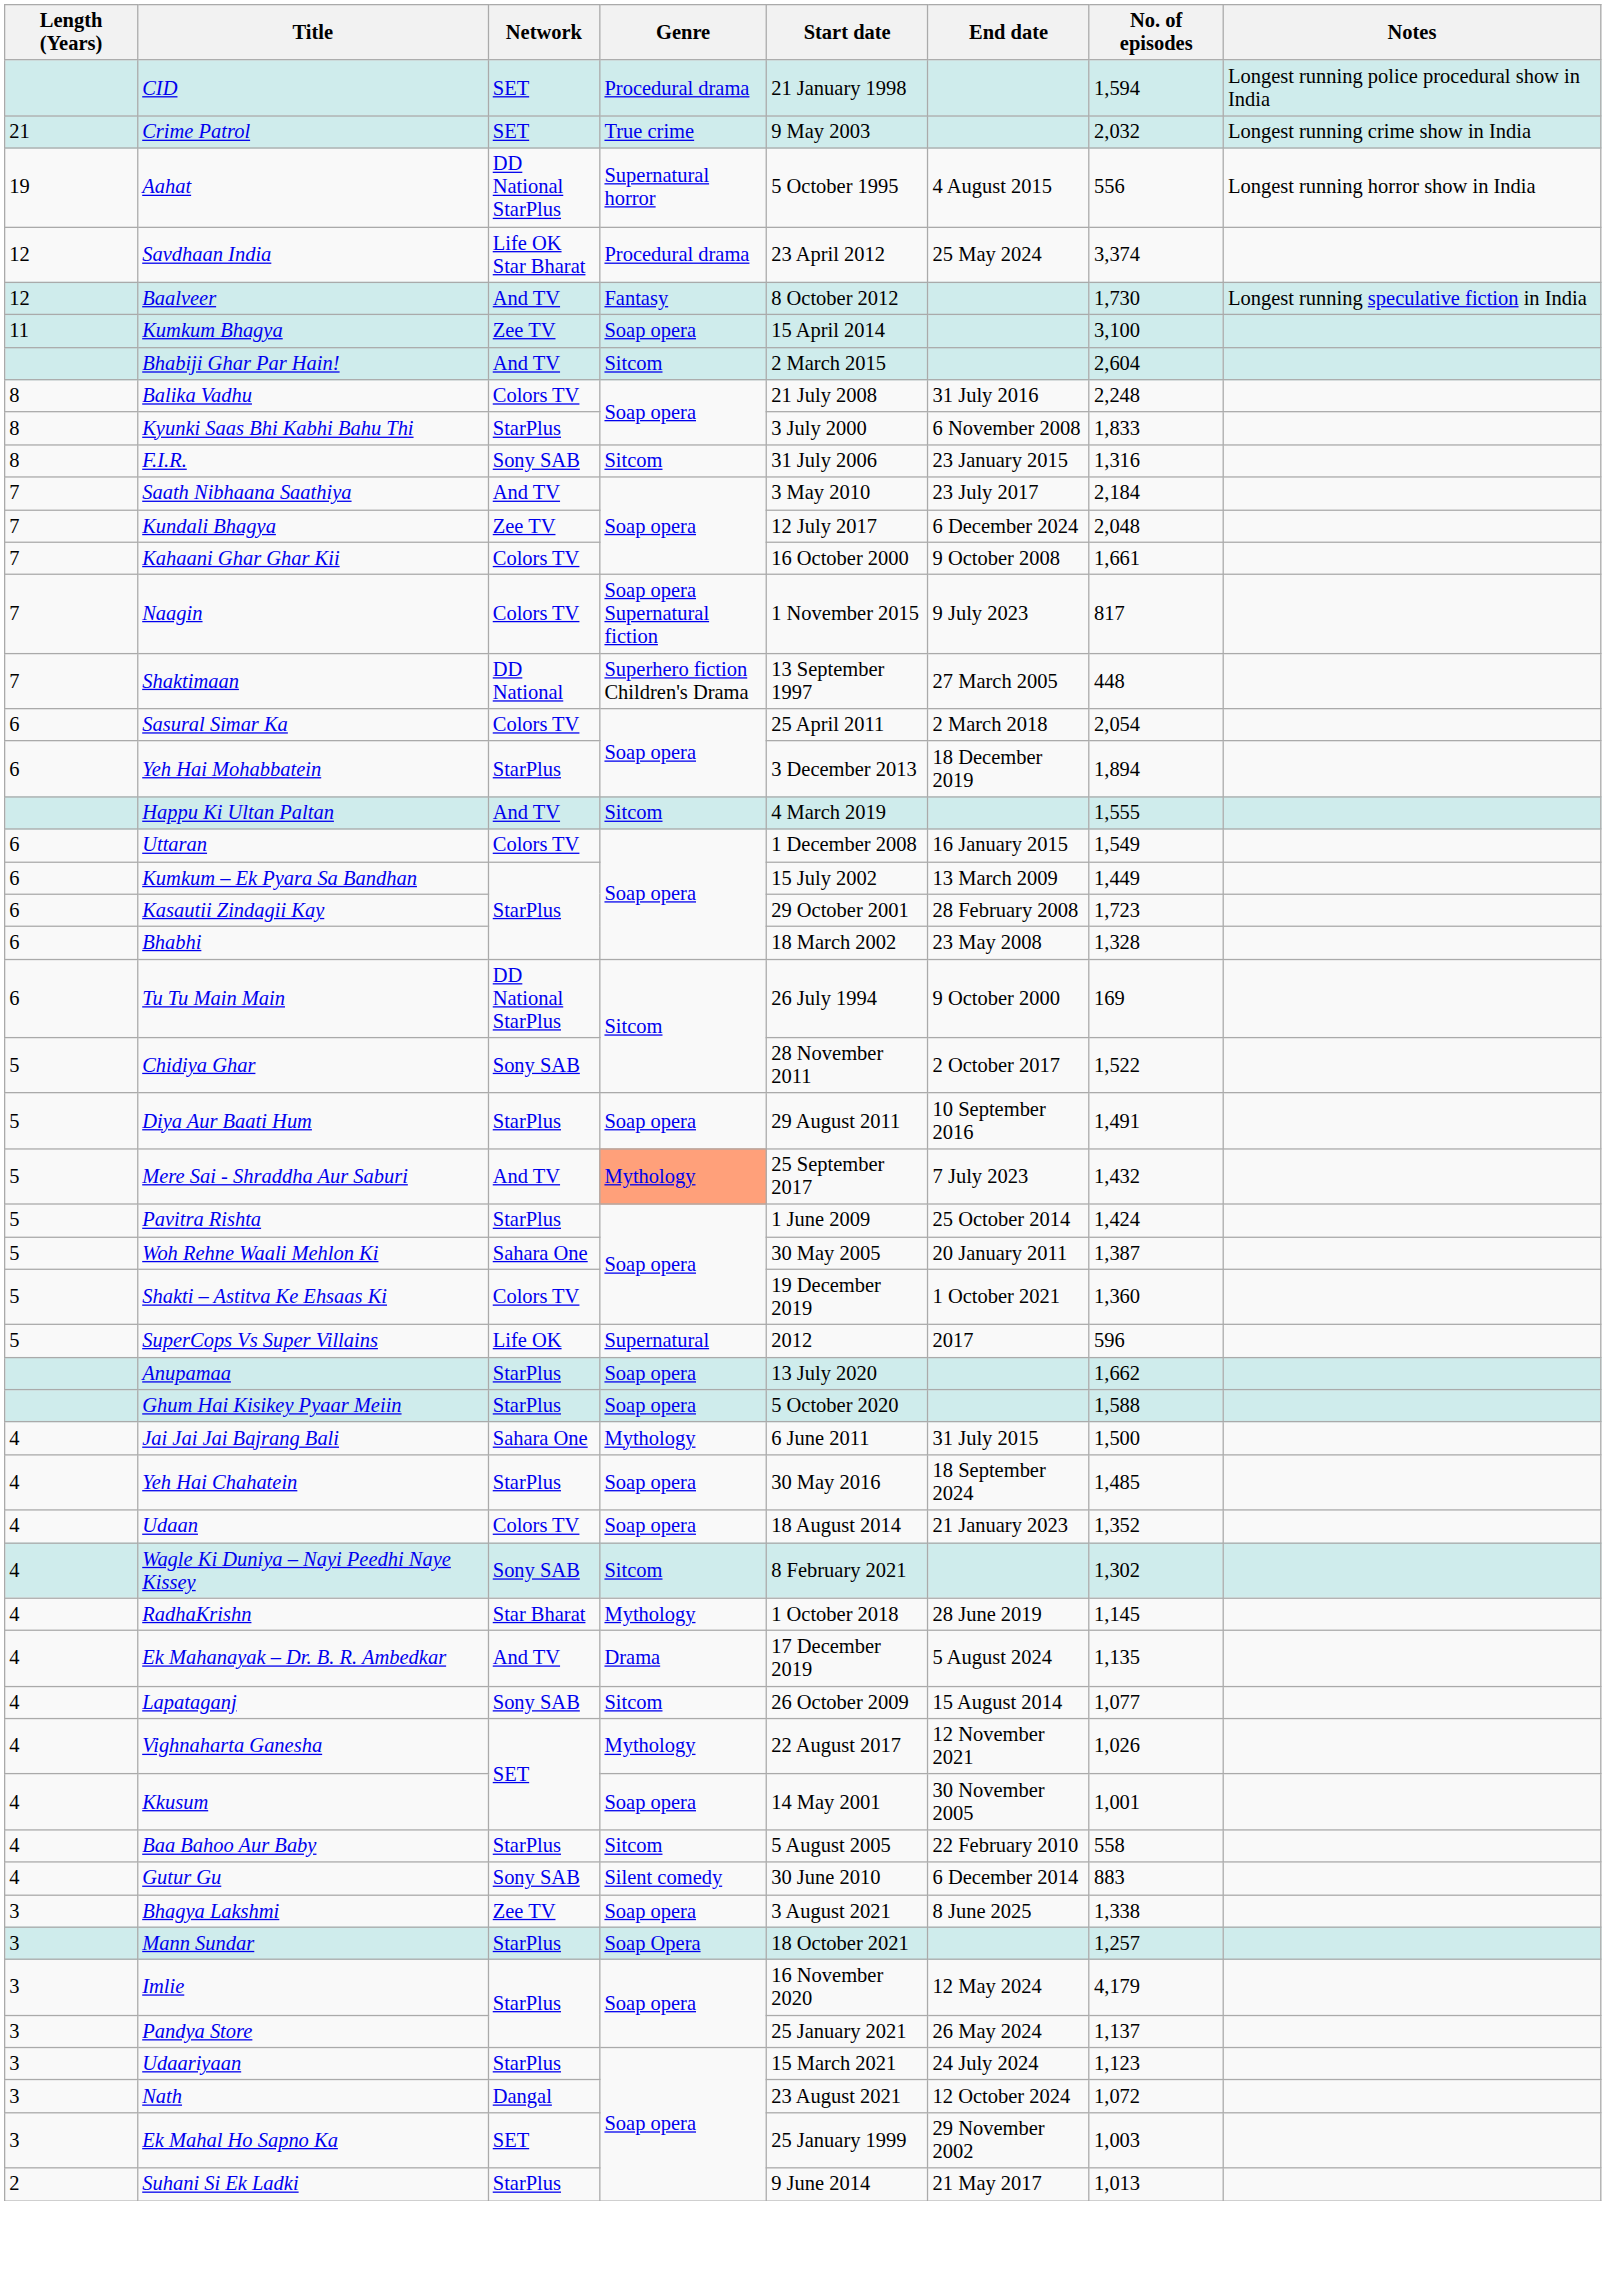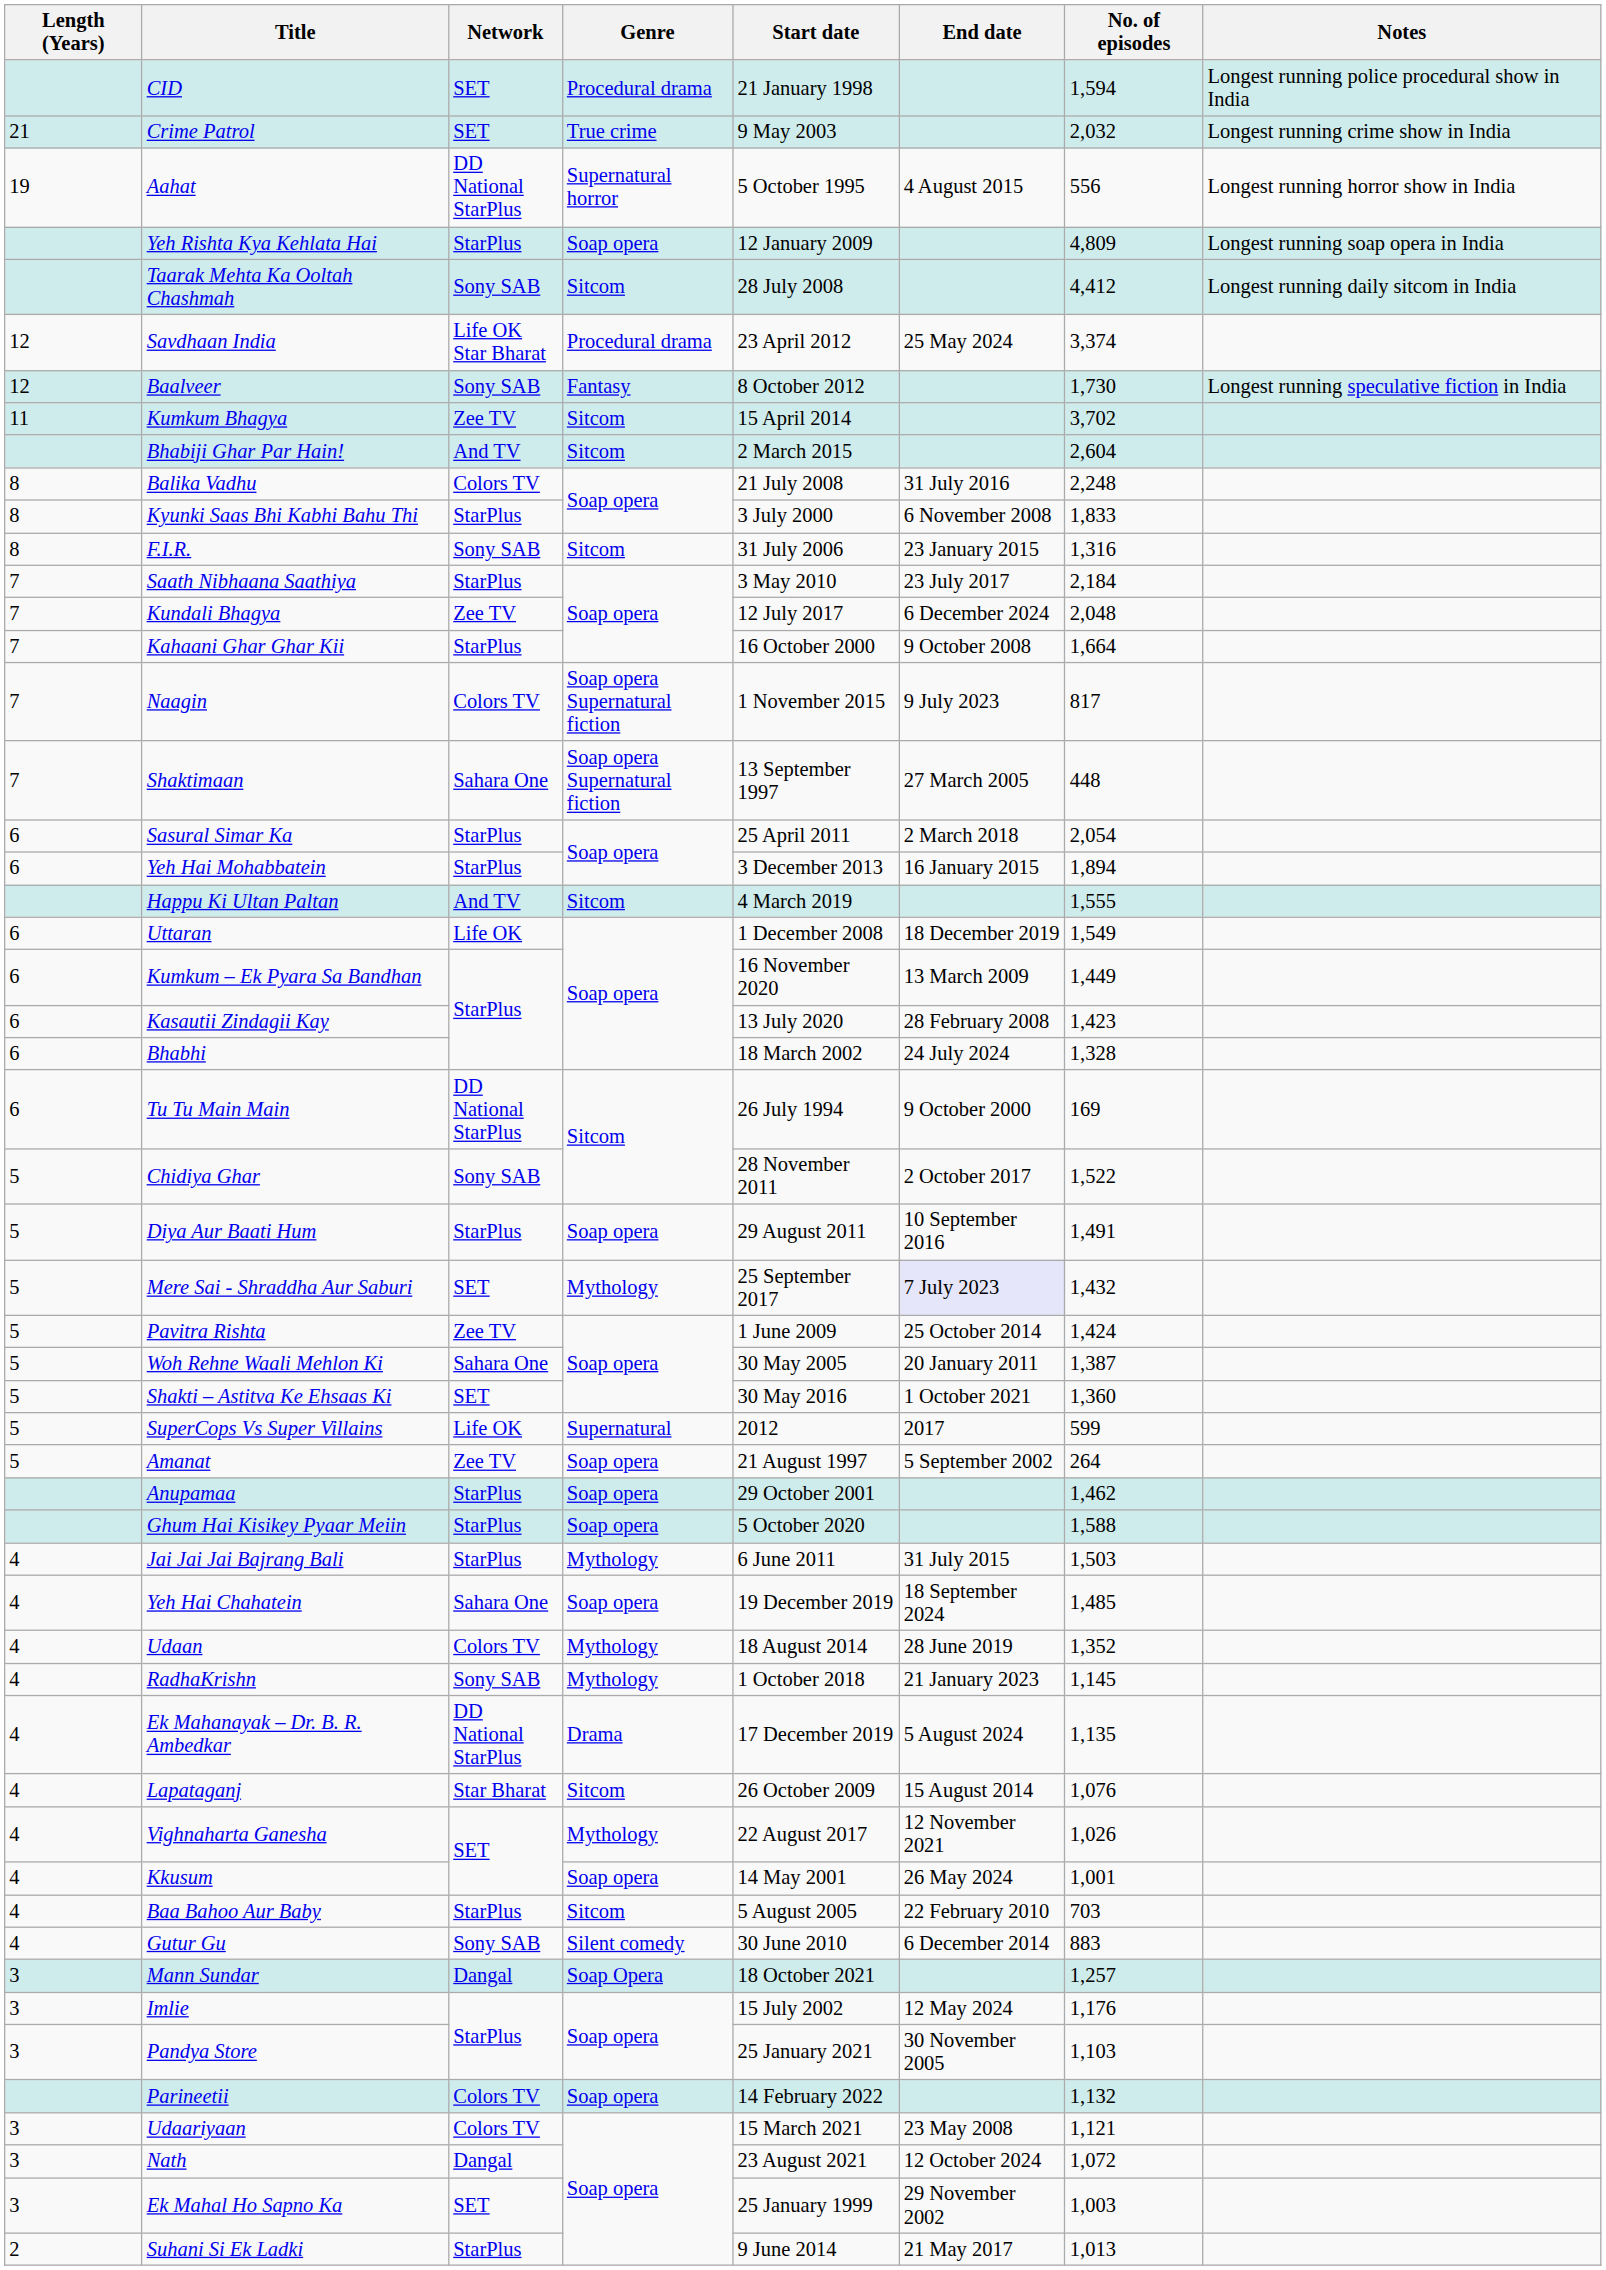+ row: (262, 242)
+ row: (250, 286)
(526, 298) And TV -> (497, 386) Sony SAB
(650, 330) Soap opera -> (596, 418) Sitcom
(1117, 330) 3,100 -> (1093, 418) 3,702
(526, 493) And TV -> (487, 581) StarPlus
(536, 558) Colors TV -> (487, 646) StarPlus
(1117, 558) 1,661 -> (1093, 646) 1,664
(528, 680) DD National -> (501, 780) Sahara One
(677, 680) Superhero fiction Children's Drama -> (619, 780) Soap opera Supernatural fiction
(536, 724) Colors TV -> (487, 835) StarPlus
(987, 768) 18 December 2019 -> (971, 868) 16 January 2015
(536, 845) Colors TV -> (488, 933) Life OK
(1000, 845) 16 January 2015 -> (982, 933) 18 December 2019
(824, 877) 15 July 2002 -> (793, 977) 16 November 2020
(840, 910) 29 October 2001 -> (790, 1021) 13 July 2020
(1117, 910) 1,723 -> (1093, 1021) 1,423
(987, 942) 23 May 2008 -> (957, 1053) 24 July 2024
(526, 1176) And TV -> (471, 1287) SET
(650, 1176) lightsalmon background -> (612, 1287) no background
(980, 1176) no background -> (951, 1287) lavender background
(527, 1220) StarPlus -> (485, 1331) Zee TV
(536, 1296) Colors TV -> (471, 1396) SET
(826, 1296) 19 December 2019 -> (792, 1396) 30 May 2016
(1109, 1340) 596 -> (1085, 1428) 599
+ row: (179, 1461)
(824, 1373) 13 July 2020 -> (806, 1493) 29 October 2001
(1117, 1373) 1,662 -> (1093, 1493) 1,462
(540, 1438) Sahara One -> (487, 1558) StarPlus
(1117, 1438) 1,500 -> (1093, 1558) 1,503
(527, 1482) StarPlus -> (501, 1602) Sahara One
(826, 1482) 30 May 2016 -> (815, 1602) 19 December 2019
(650, 1526) Soap opera -> (612, 1646) Mythology
(1000, 1526) 21 January 2023 -> (958, 1646) 28 June 2019
- row: (297, 1570)
(539, 1614) Star Bharat -> (497, 1679) Sony SAB
(987, 1614) 28 June 2019 -> (971, 1679) 21 January 2023
(526, 1658) And TV -> (488, 1734) DD National StarPlus
(536, 1702) Sony SAB -> (500, 1790) Star Bharat
(1117, 1702) 1,077 -> (1093, 1790) 1,076
(989, 1801) 30 November 2005 -> (958, 1878) 26 May 2024
(1109, 1845) 558 -> (1085, 1910) 703
- row: (211, 1910)
(527, 1943) StarPlus -> (483, 1975) Dangal
(827, 1987) 16 November 2020 -> (790, 2008) 15 July 2002
(1117, 1987) 4,179 -> (1093, 2008) 1,176
(987, 2031) 26 May 2024 -> (960, 2052) 30 November 2005
(1117, 2031) 1,137 -> (1093, 2052) 1,103
+ row: (188, 2096)
(527, 2063) StarPlus -> (497, 2128) Colors TV
(986, 2063) 24 July 2024 -> (958, 2128) 23 May 2008
(1117, 2063) 1,123 -> (1093, 2128) 1,121
